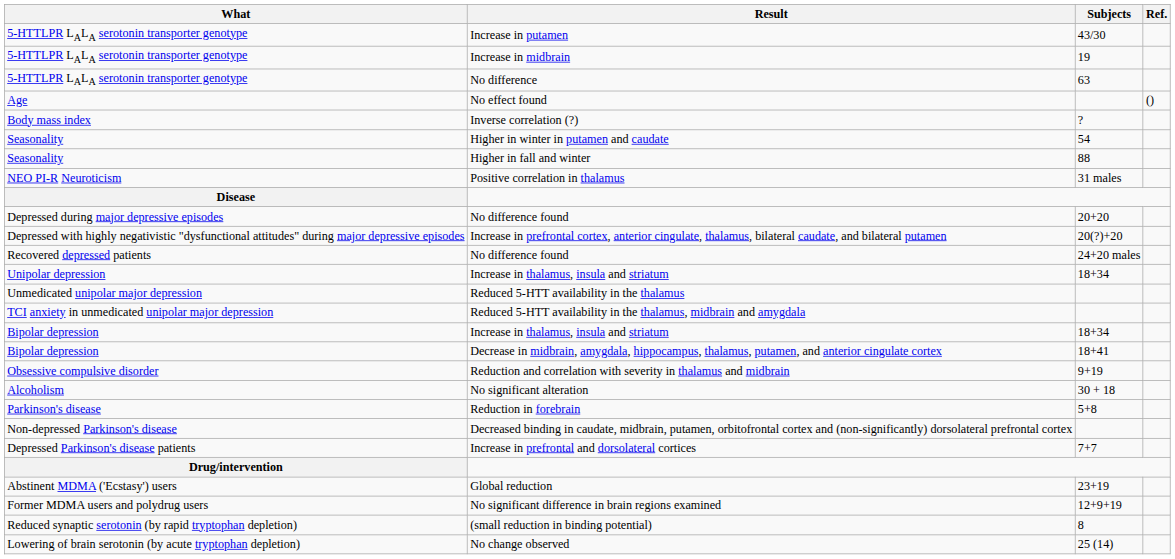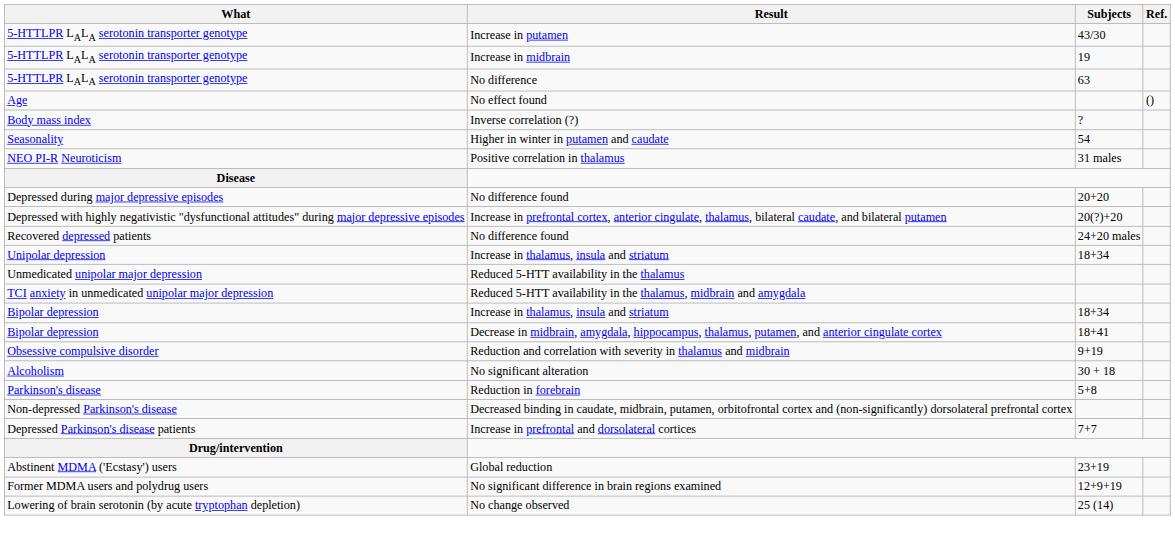- row: (35, 158)
- row: (152, 525)
